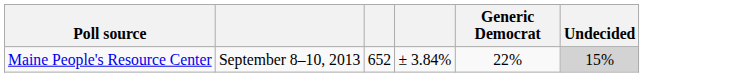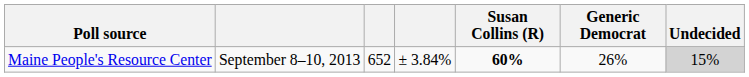+ column: (508, 25)
(508, 59) 22% -> (613, 59) 26%
